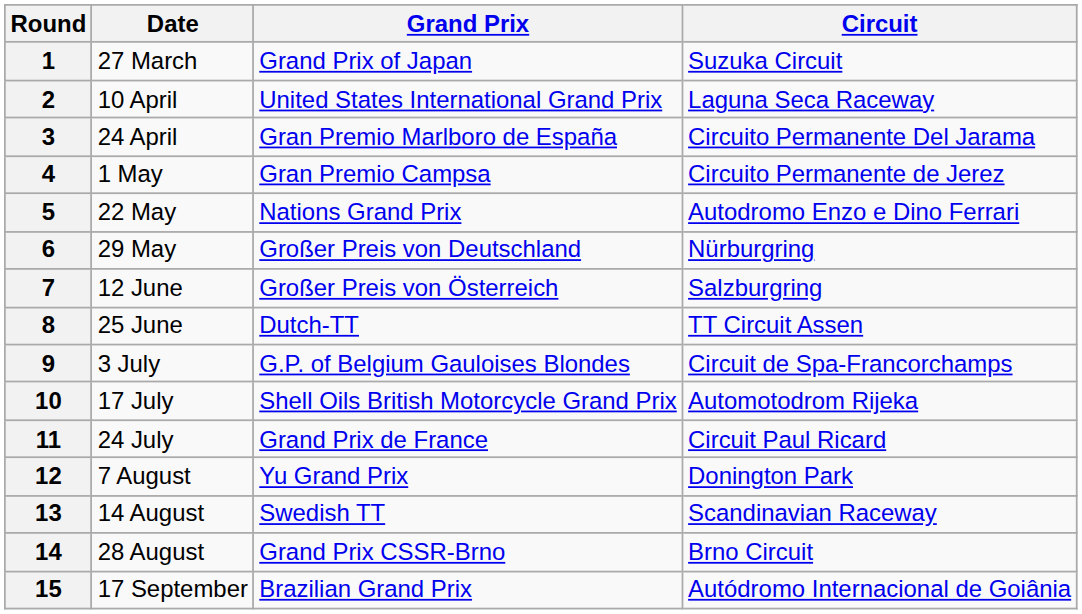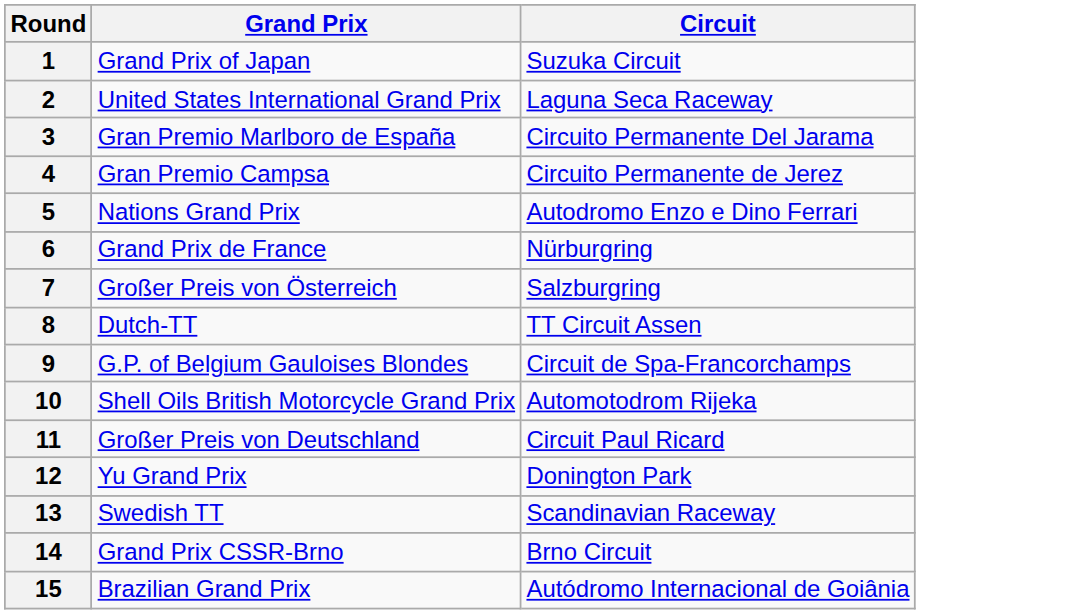- column: (173, 23)
(420, 250) Großer Preis von Deutschland -> (212, 250) Grand Prix de France
(374, 438) Grand Prix de France -> (259, 438) Großer Preis von Deutschland
